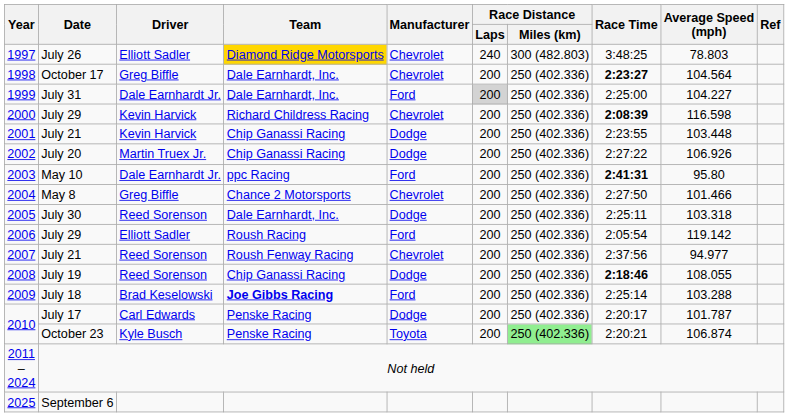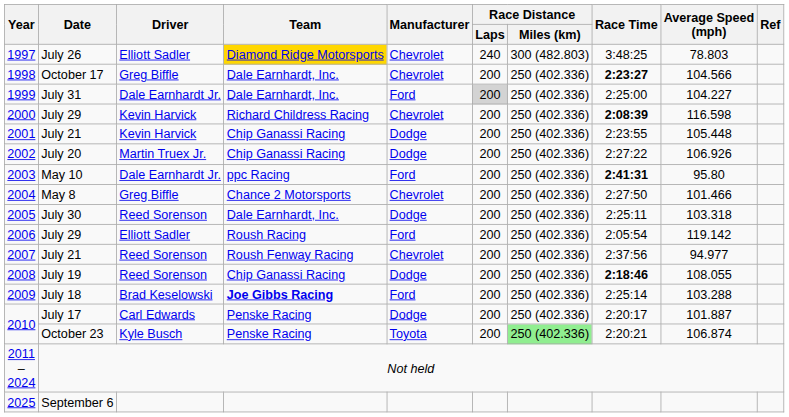(709, 75) 104.564 -> (709, 75) 104.566
(709, 134) 103.448 -> (709, 134) 105.448
(709, 314) 101.787 -> (709, 314) 101.887
